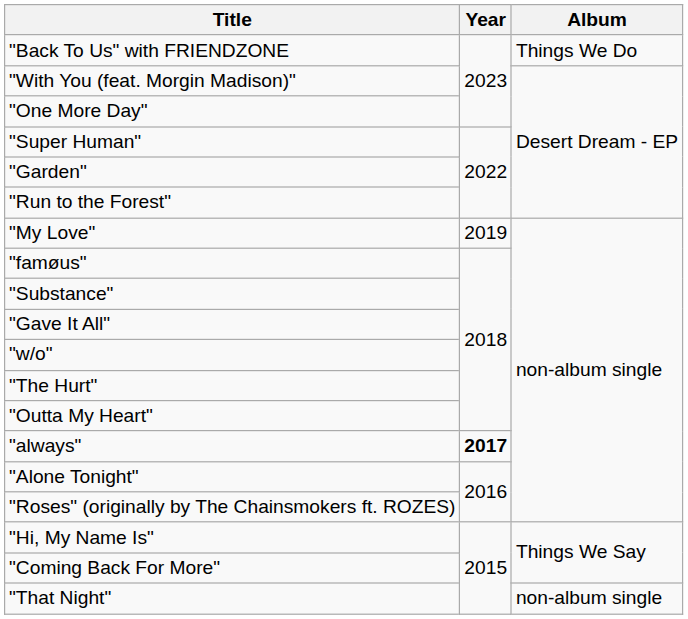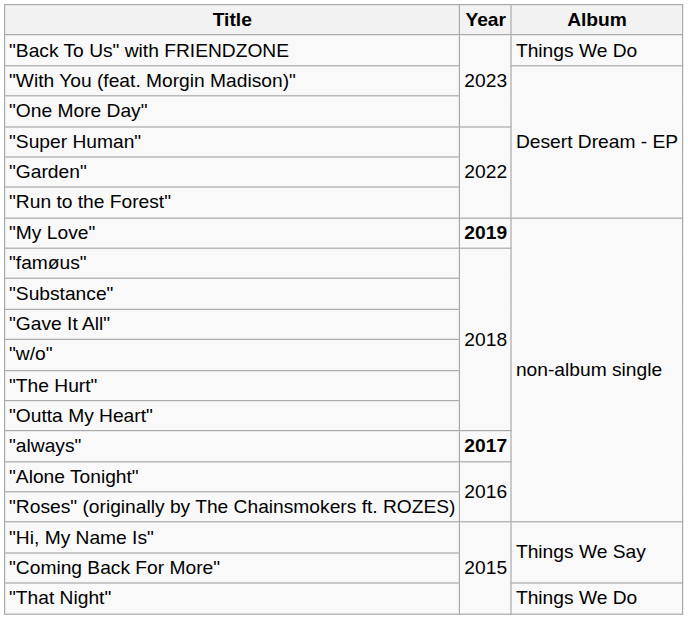(486, 232) normal -> (486, 232) bold
(589, 598) non-album single -> (577, 598) Things We Do
